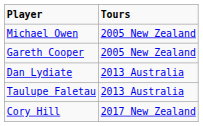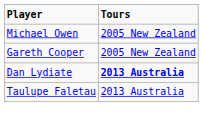(142, 73) normal -> (142, 73) bold
- row: (34, 112)
